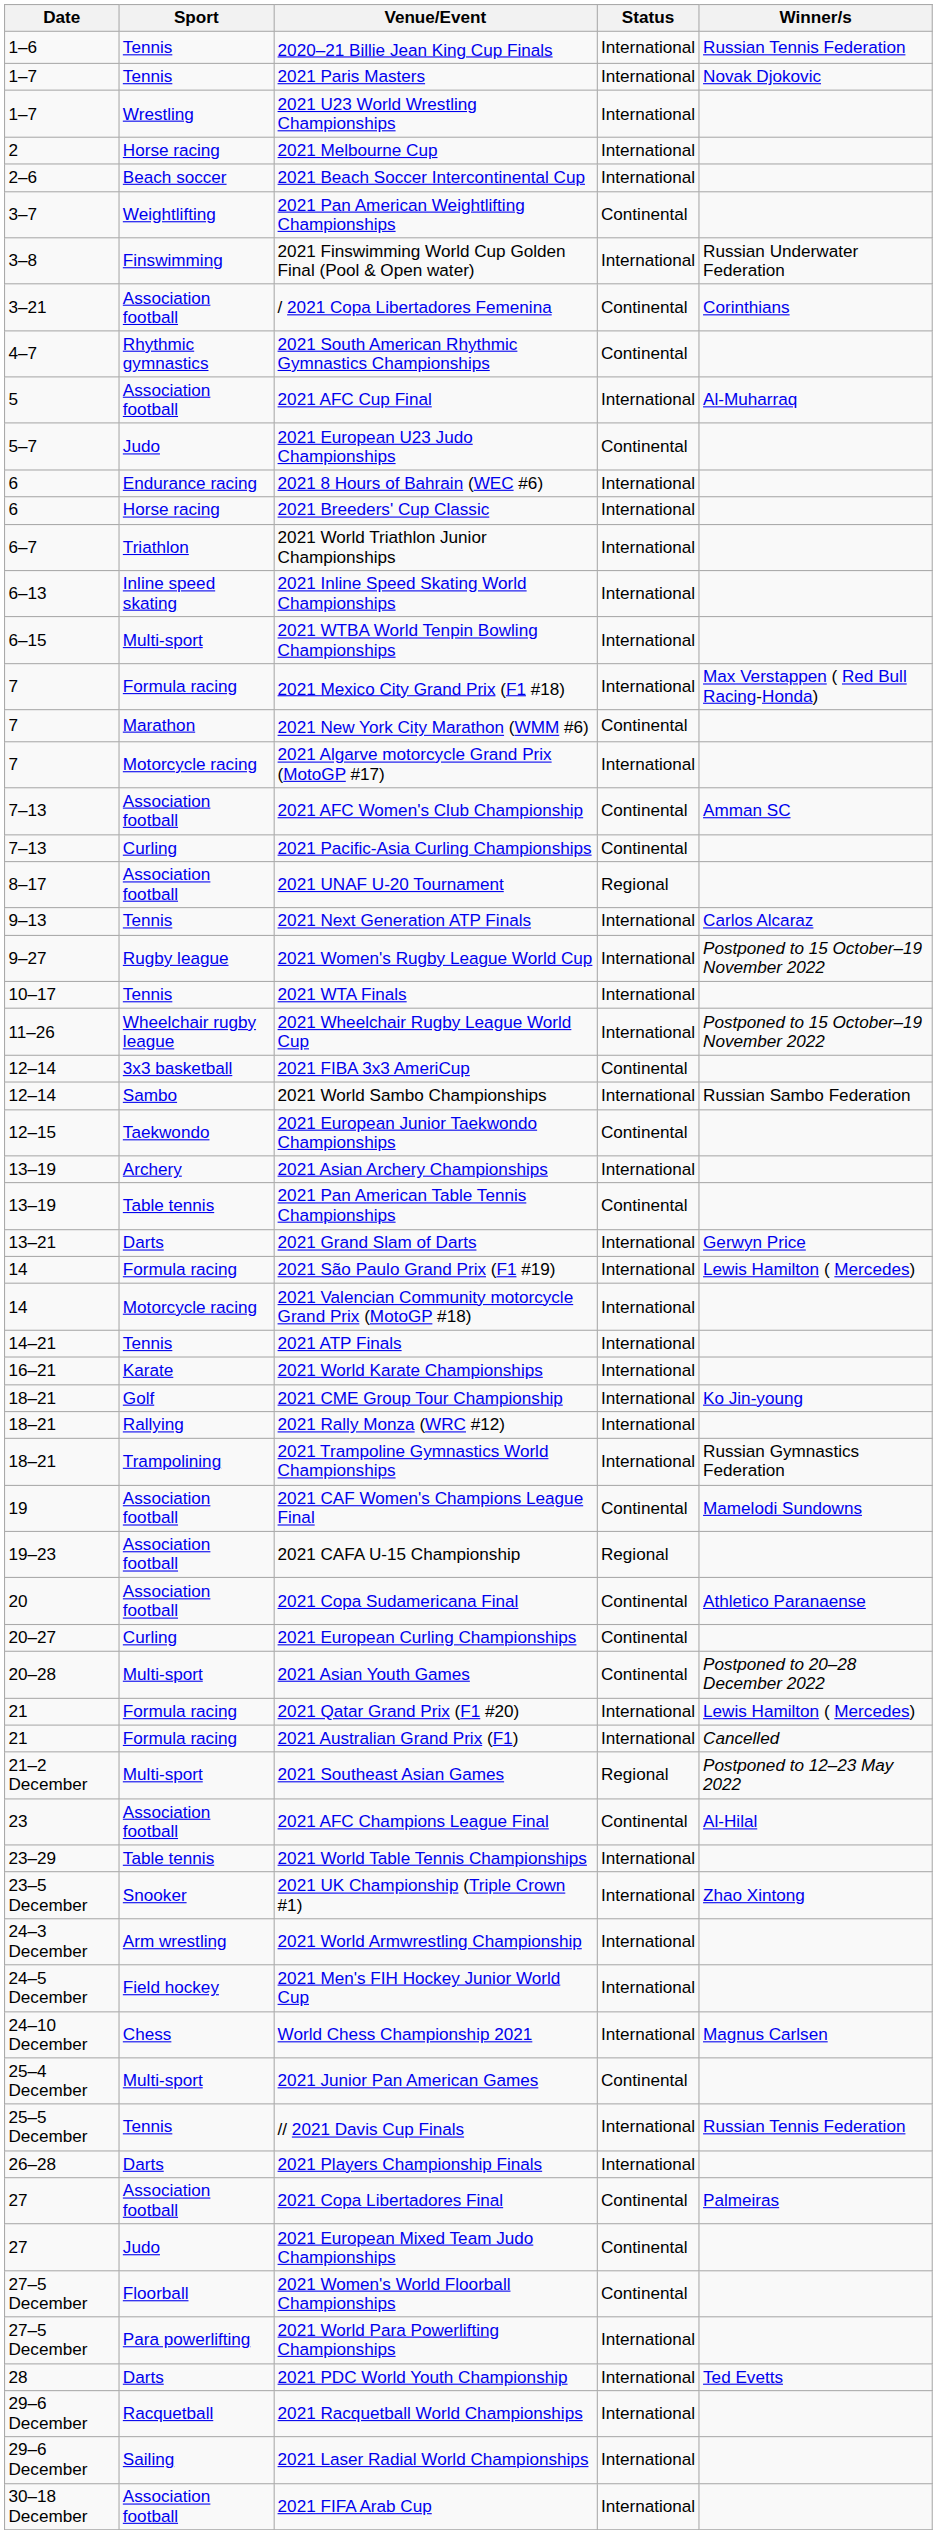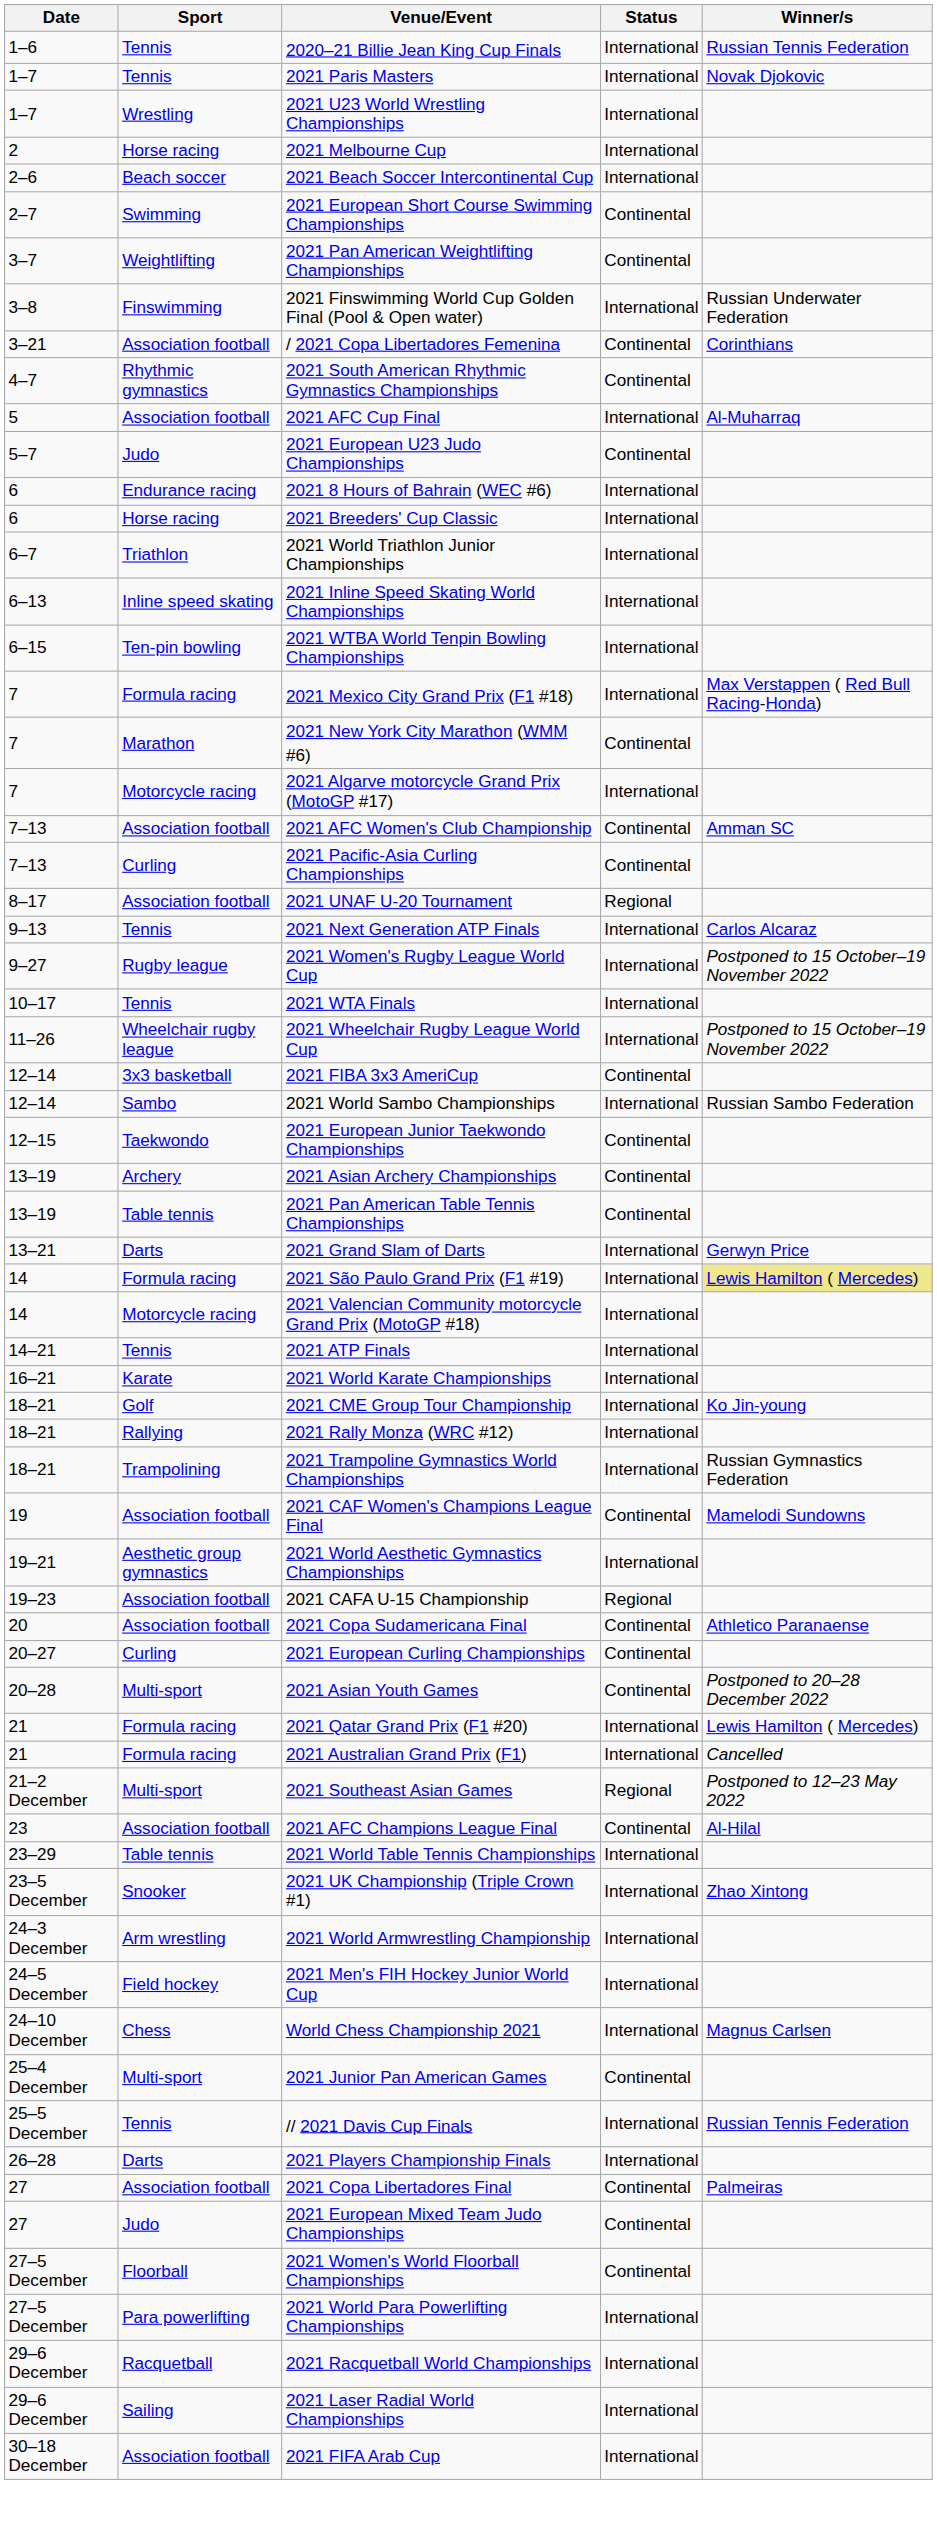+ row: (439, 214)
(163, 640) Multi-sport -> (182, 647) Ten-pin bowling
(648, 1169) International -> (648, 1177) Continental
(809, 1270) no background -> (812, 1277) khaki background
+ row: (414, 1562)
- row: (423, 2376)
